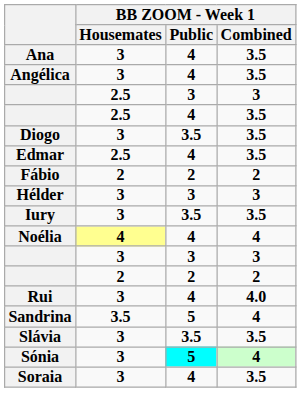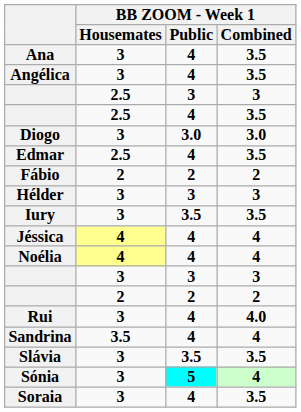(191, 135) 3.5 -> (191, 135) 3.0
(256, 135) 3.5 -> (256, 135) 3.0
+ row: (40, 236)
(191, 316) 5 -> (191, 336) 4
